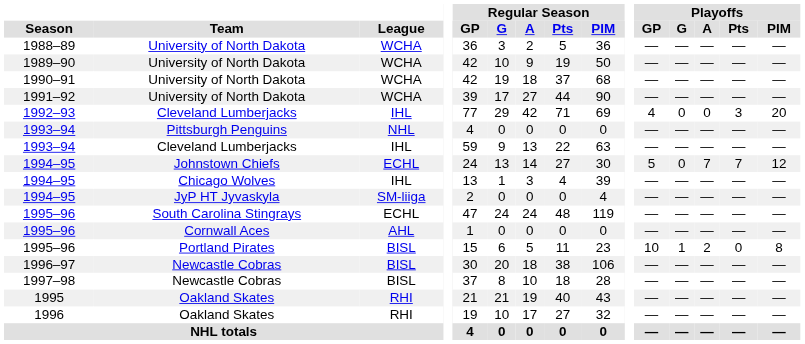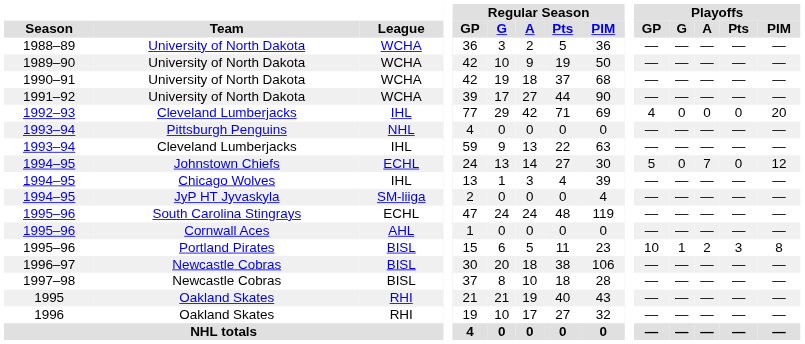(739, 113) 3 -> (739, 113) 0
(739, 163) 7 -> (739, 163) 0
(739, 247) 0 -> (739, 247) 3
